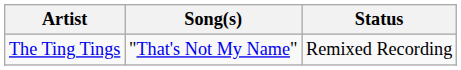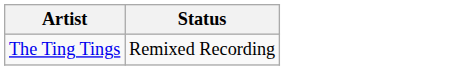- column: (213, 19)
